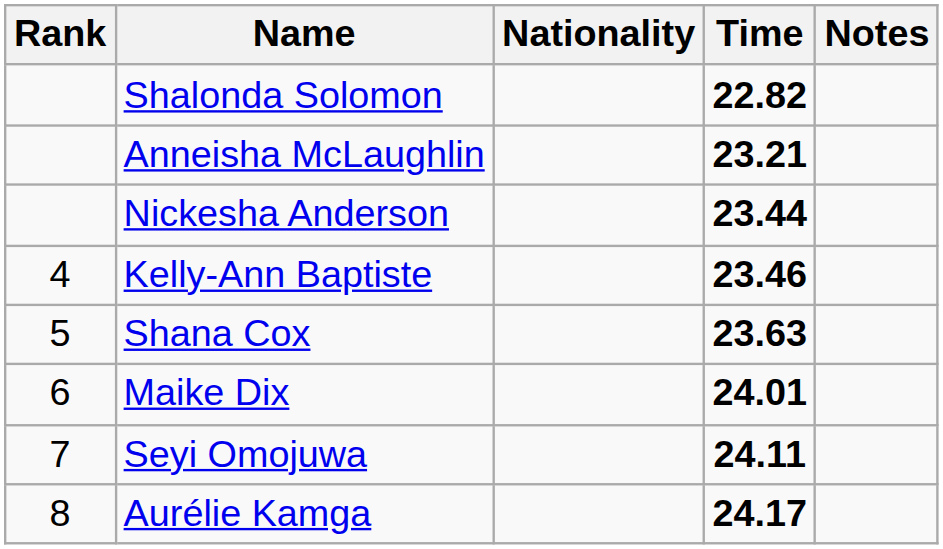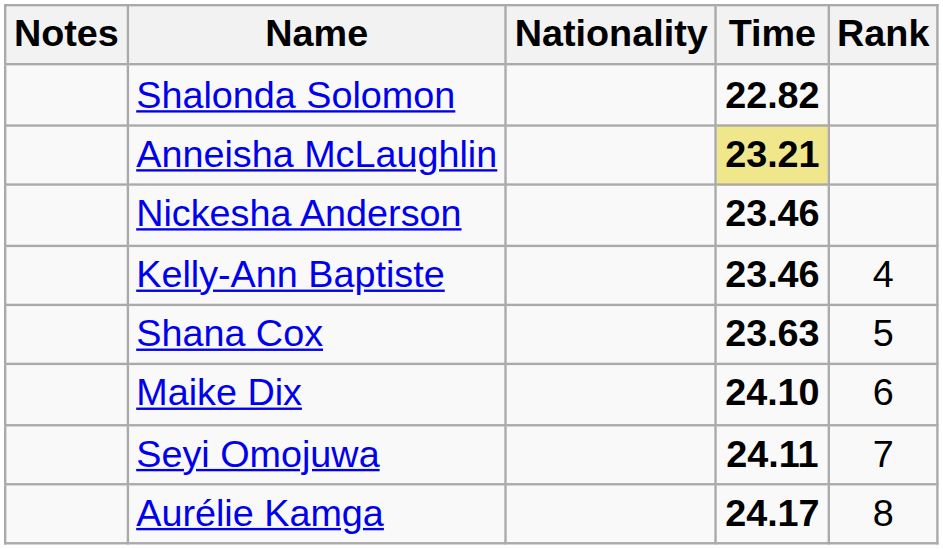columns swapped: (60, 34) <-> (877, 34)
(760, 154) no background -> (772, 154) khaki background
(760, 214) 23.44 -> (772, 214) 23.46
(760, 393) 24.01 -> (772, 393) 24.10
